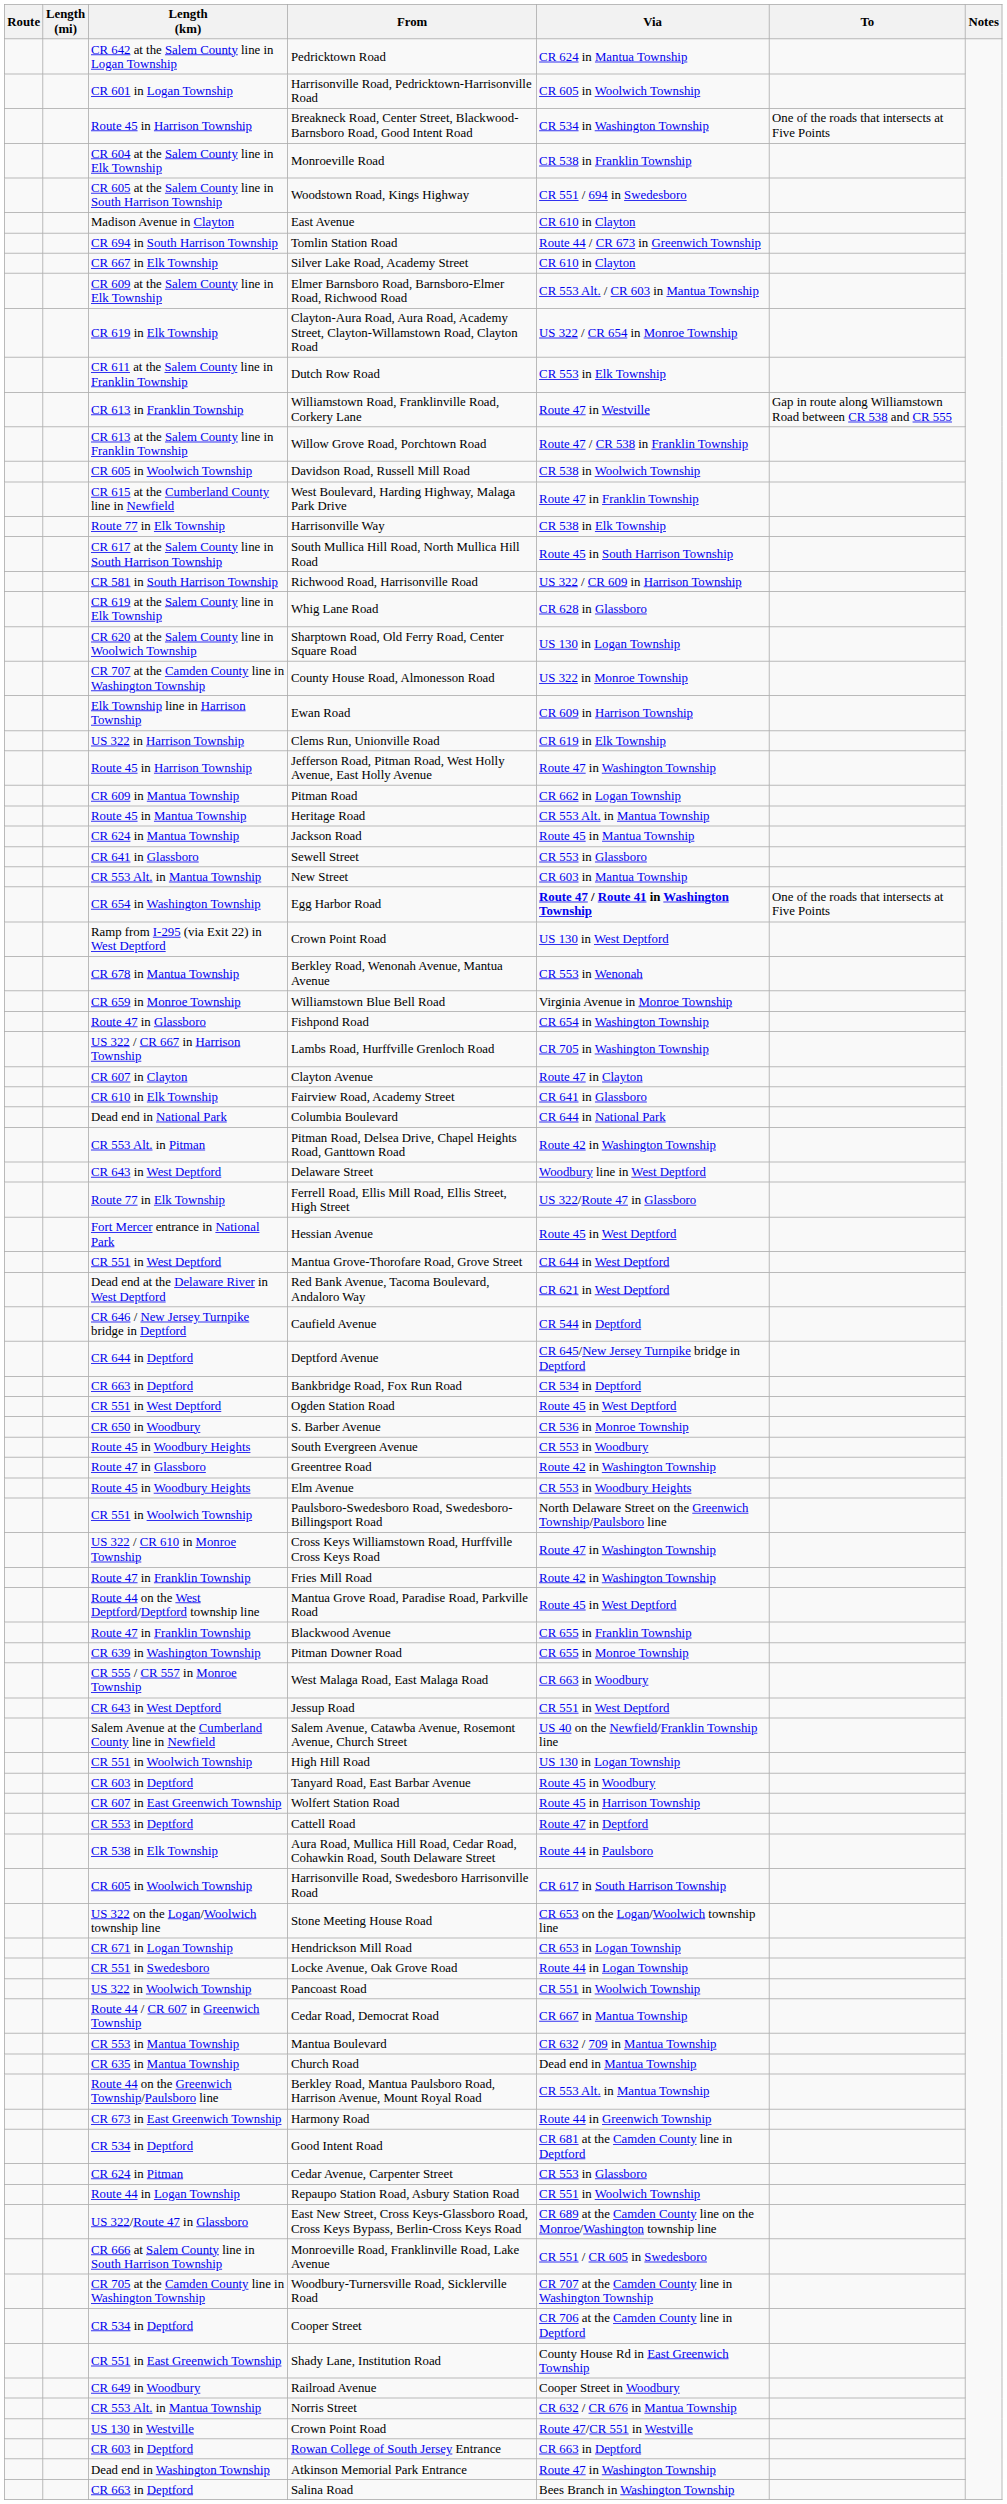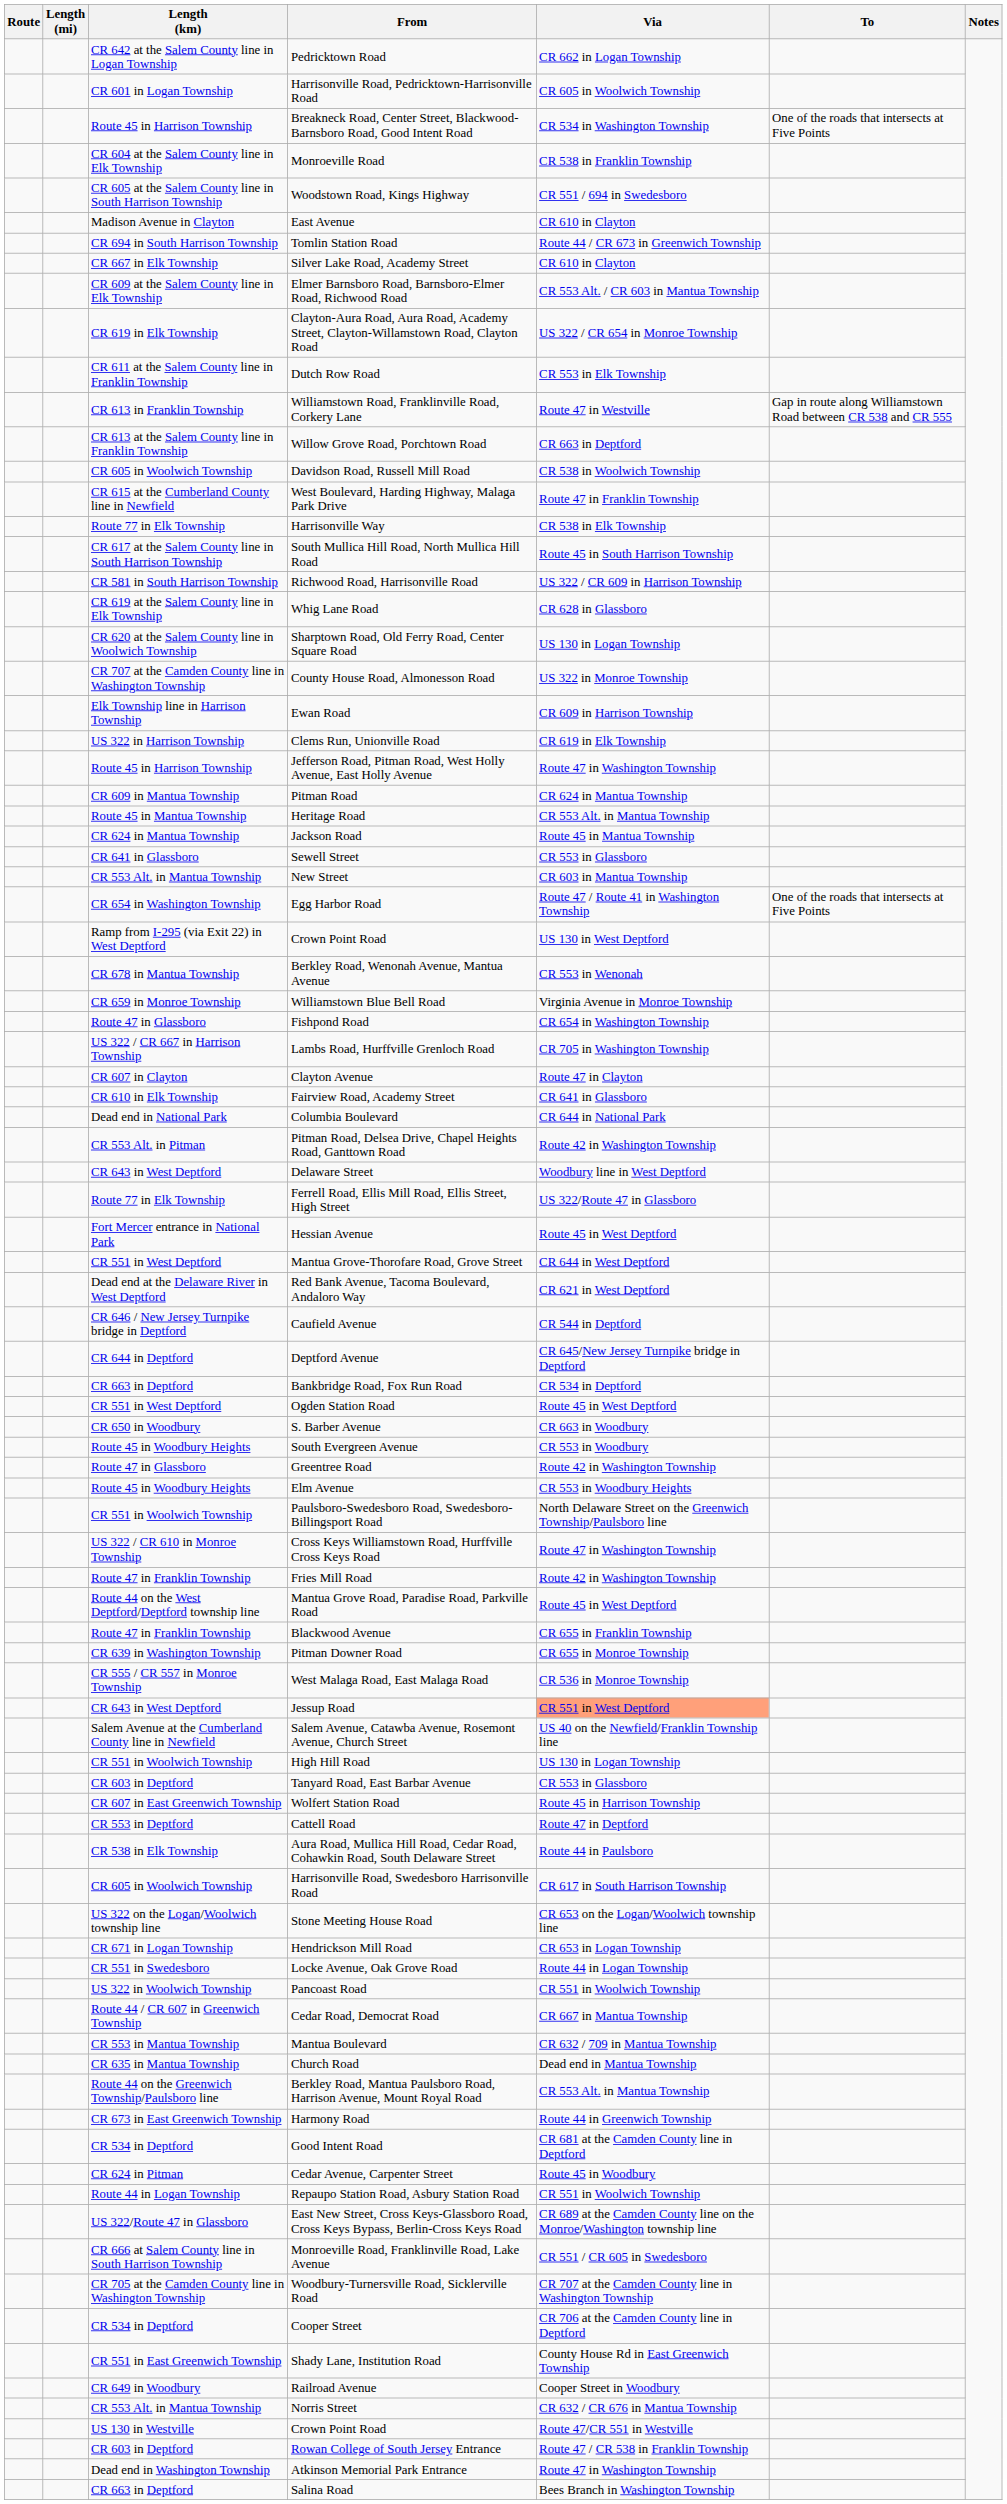(613, 56) CR 624 in Mantua Township -> (610, 56) CR 662 in Logan Township
(644, 444) Route 47 / CR 538 in Franklin Township -> (590, 444) CR 663 in Deptford
(610, 795) CR 662 in Logan Township -> (613, 795) CR 624 in Mantua Township
(634, 904) bold -> (629, 904) normal
(614, 1426) CR 536 in Monroe Township -> (594, 1426) CR 663 in Woodbury
(594, 1680) CR 663 in Woodbury -> (614, 1680) CR 536 in Monroe Township
(604, 1707) no background -> (604, 1707) lightsalmon background
(597, 1783) Route 45 in Woodbury -> (593, 1783) CR 553 in Glassboro
(593, 2174) CR 553 in Glassboro -> (597, 2174) Route 45 in Woodbury
(590, 2449) CR 663 in Deptford -> (644, 2449) Route 47 / CR 538 in Franklin Township
